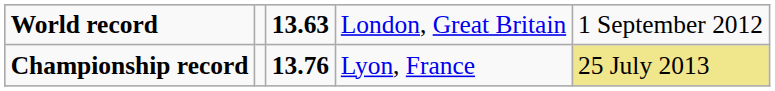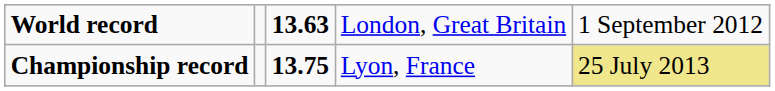(300, 65) 13.76 -> (300, 65) 13.75
